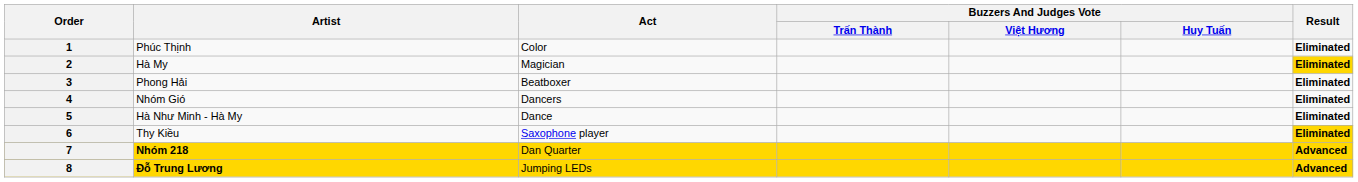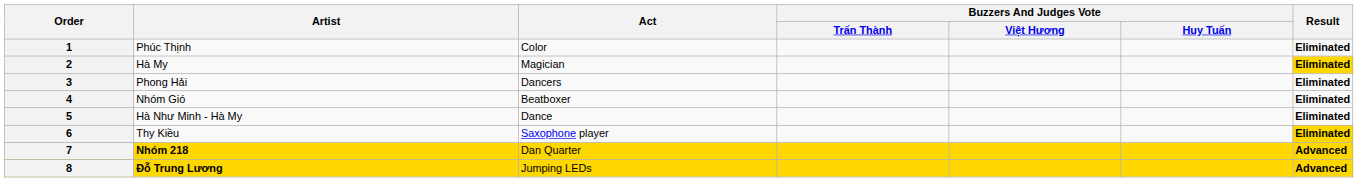(546, 82) Beatboxer -> (541, 82) Dancers
(541, 99) Dancers -> (546, 99) Beatboxer
